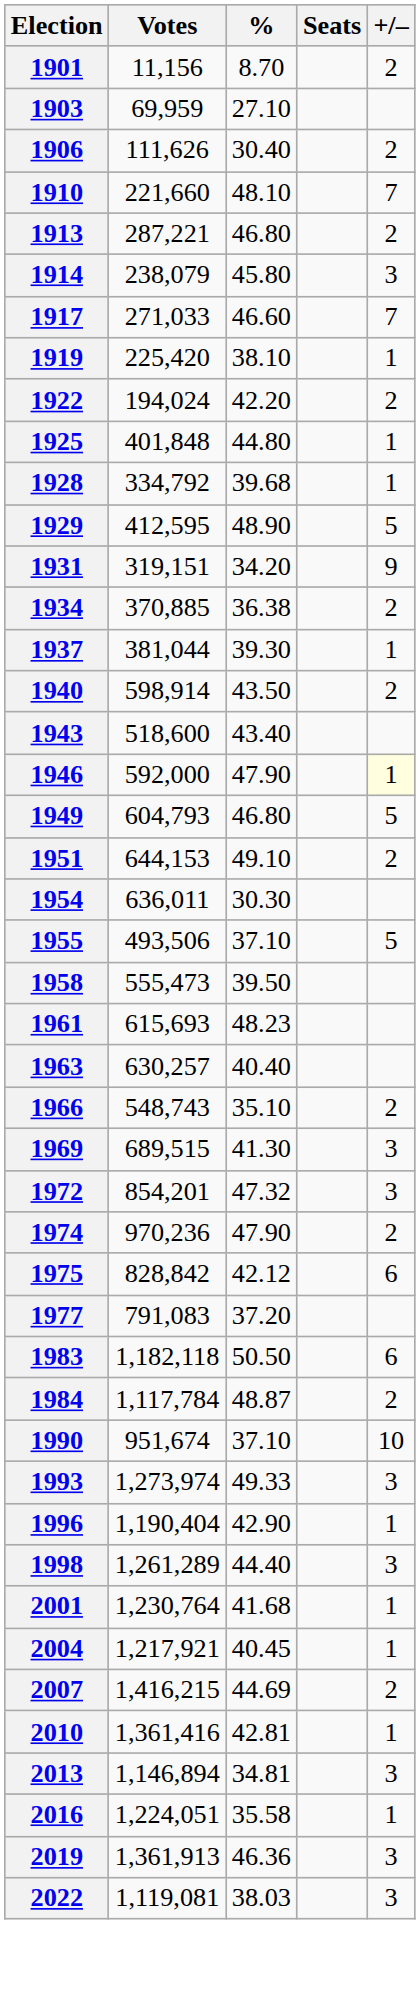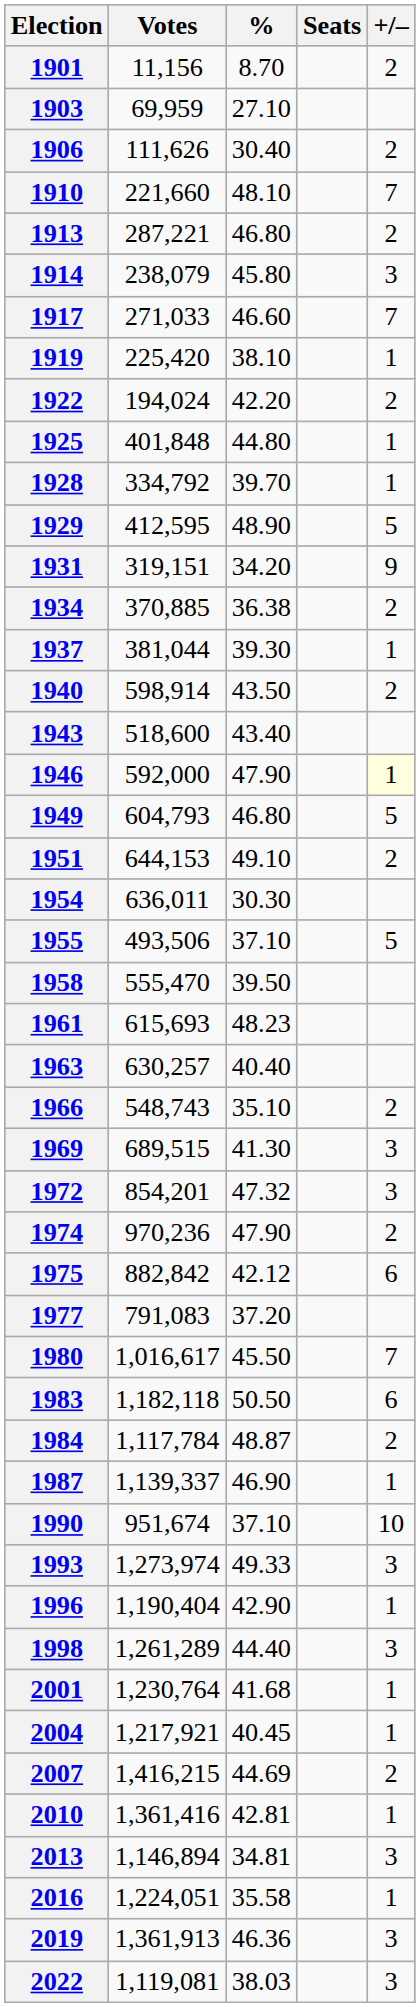(261, 483) 39.68 -> (261, 483) 39.70
(167, 982) 555,473 -> (167, 982) 555,470
(167, 1273) 828,842 -> (167, 1273) 882,842
+ row: (57, 1356)
+ row: (57, 1481)
